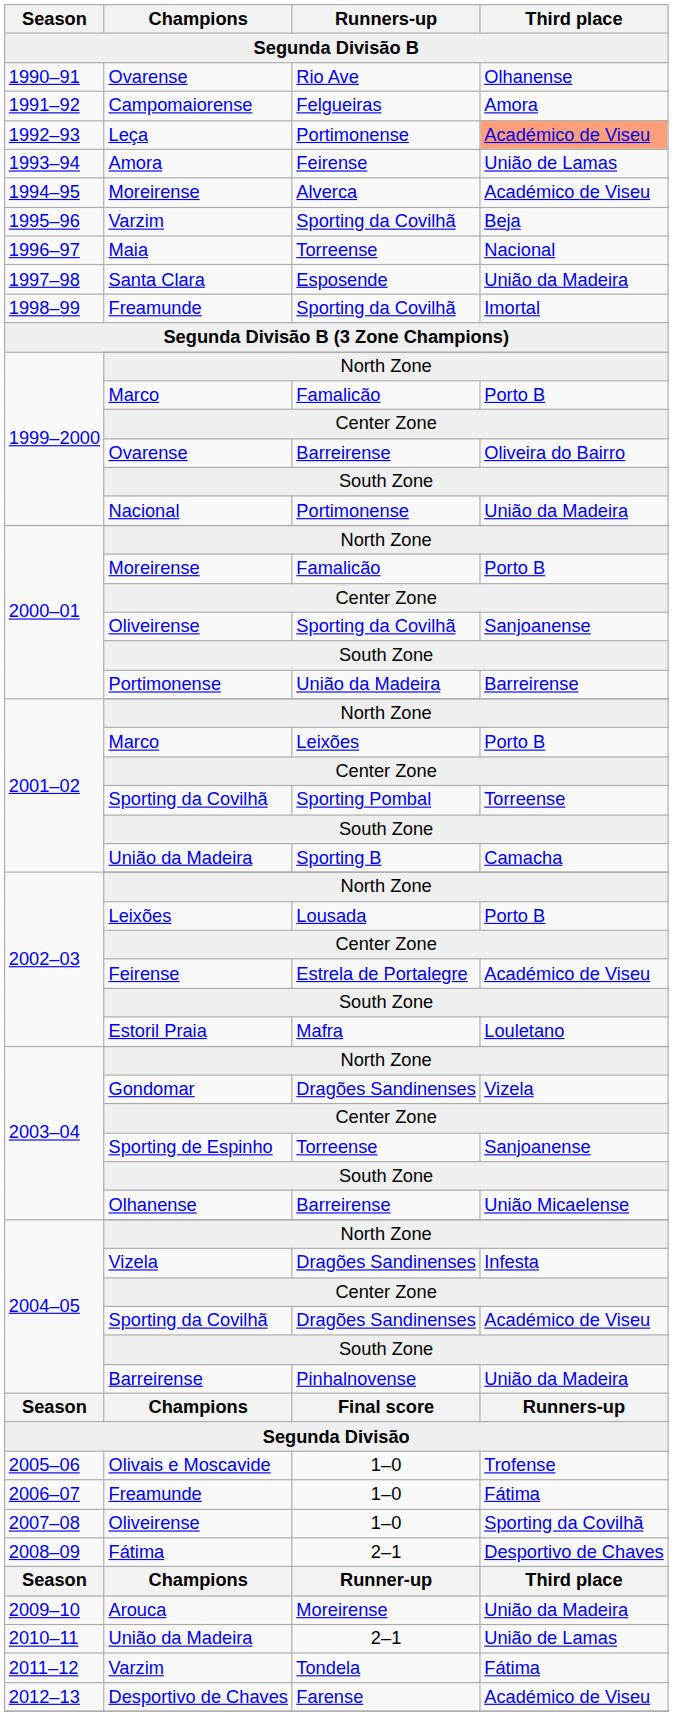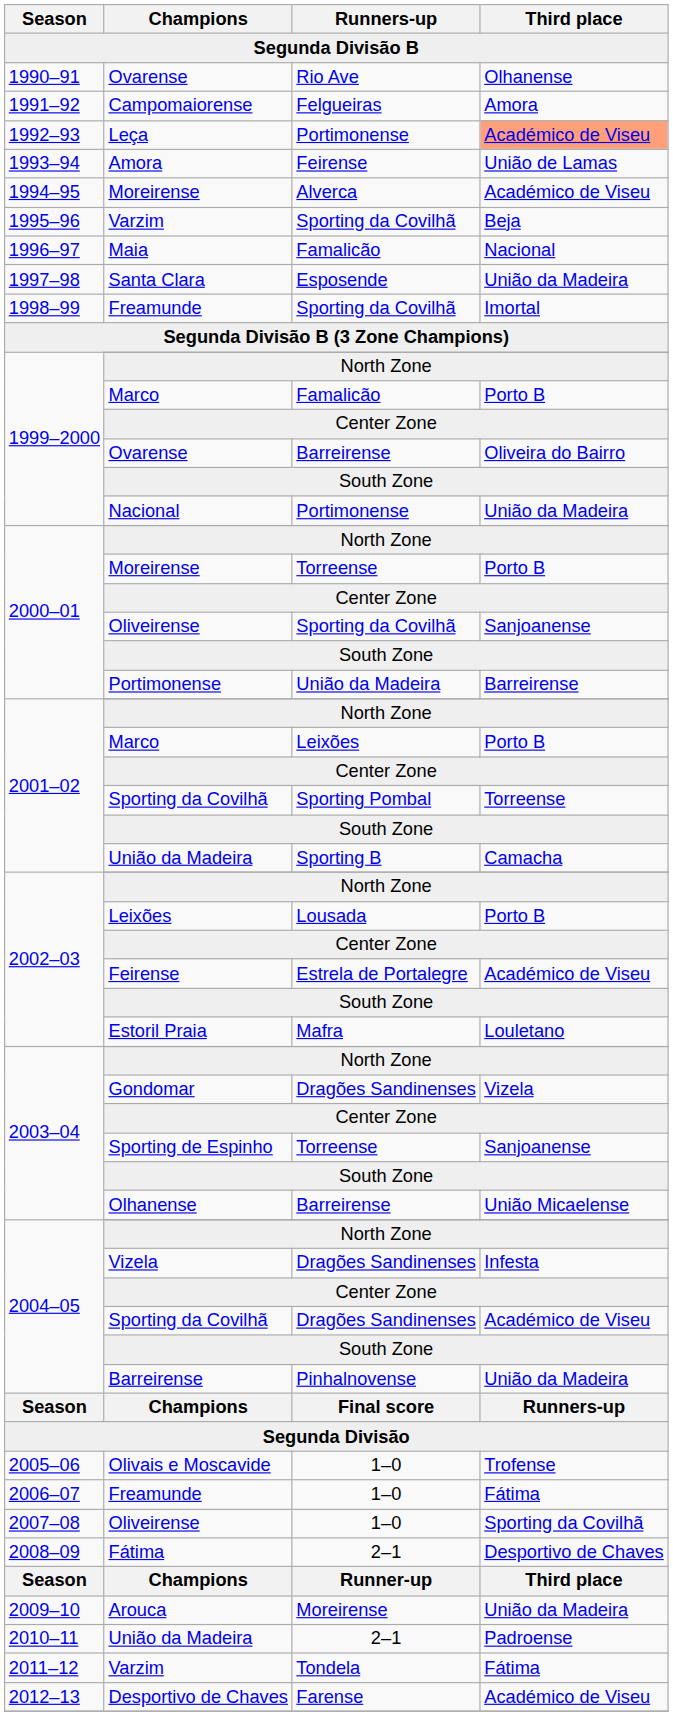(337, 250) Torreense -> (338, 250) Famalicão
(338, 568) Famalicão -> (337, 568) Torreense
(551, 1638) União de Lamas -> (528, 1638) Padroense
